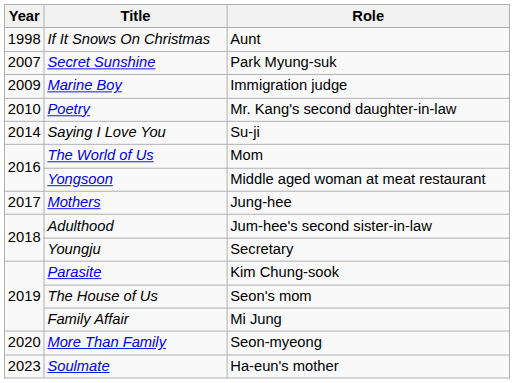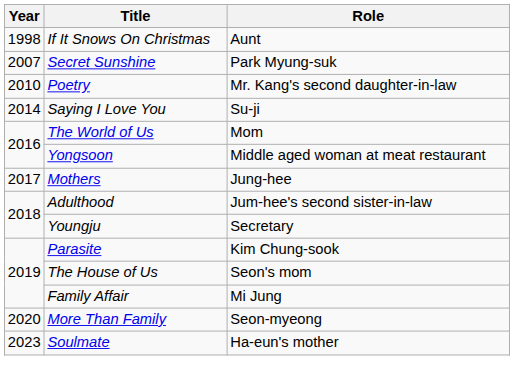- row: (85, 86)
